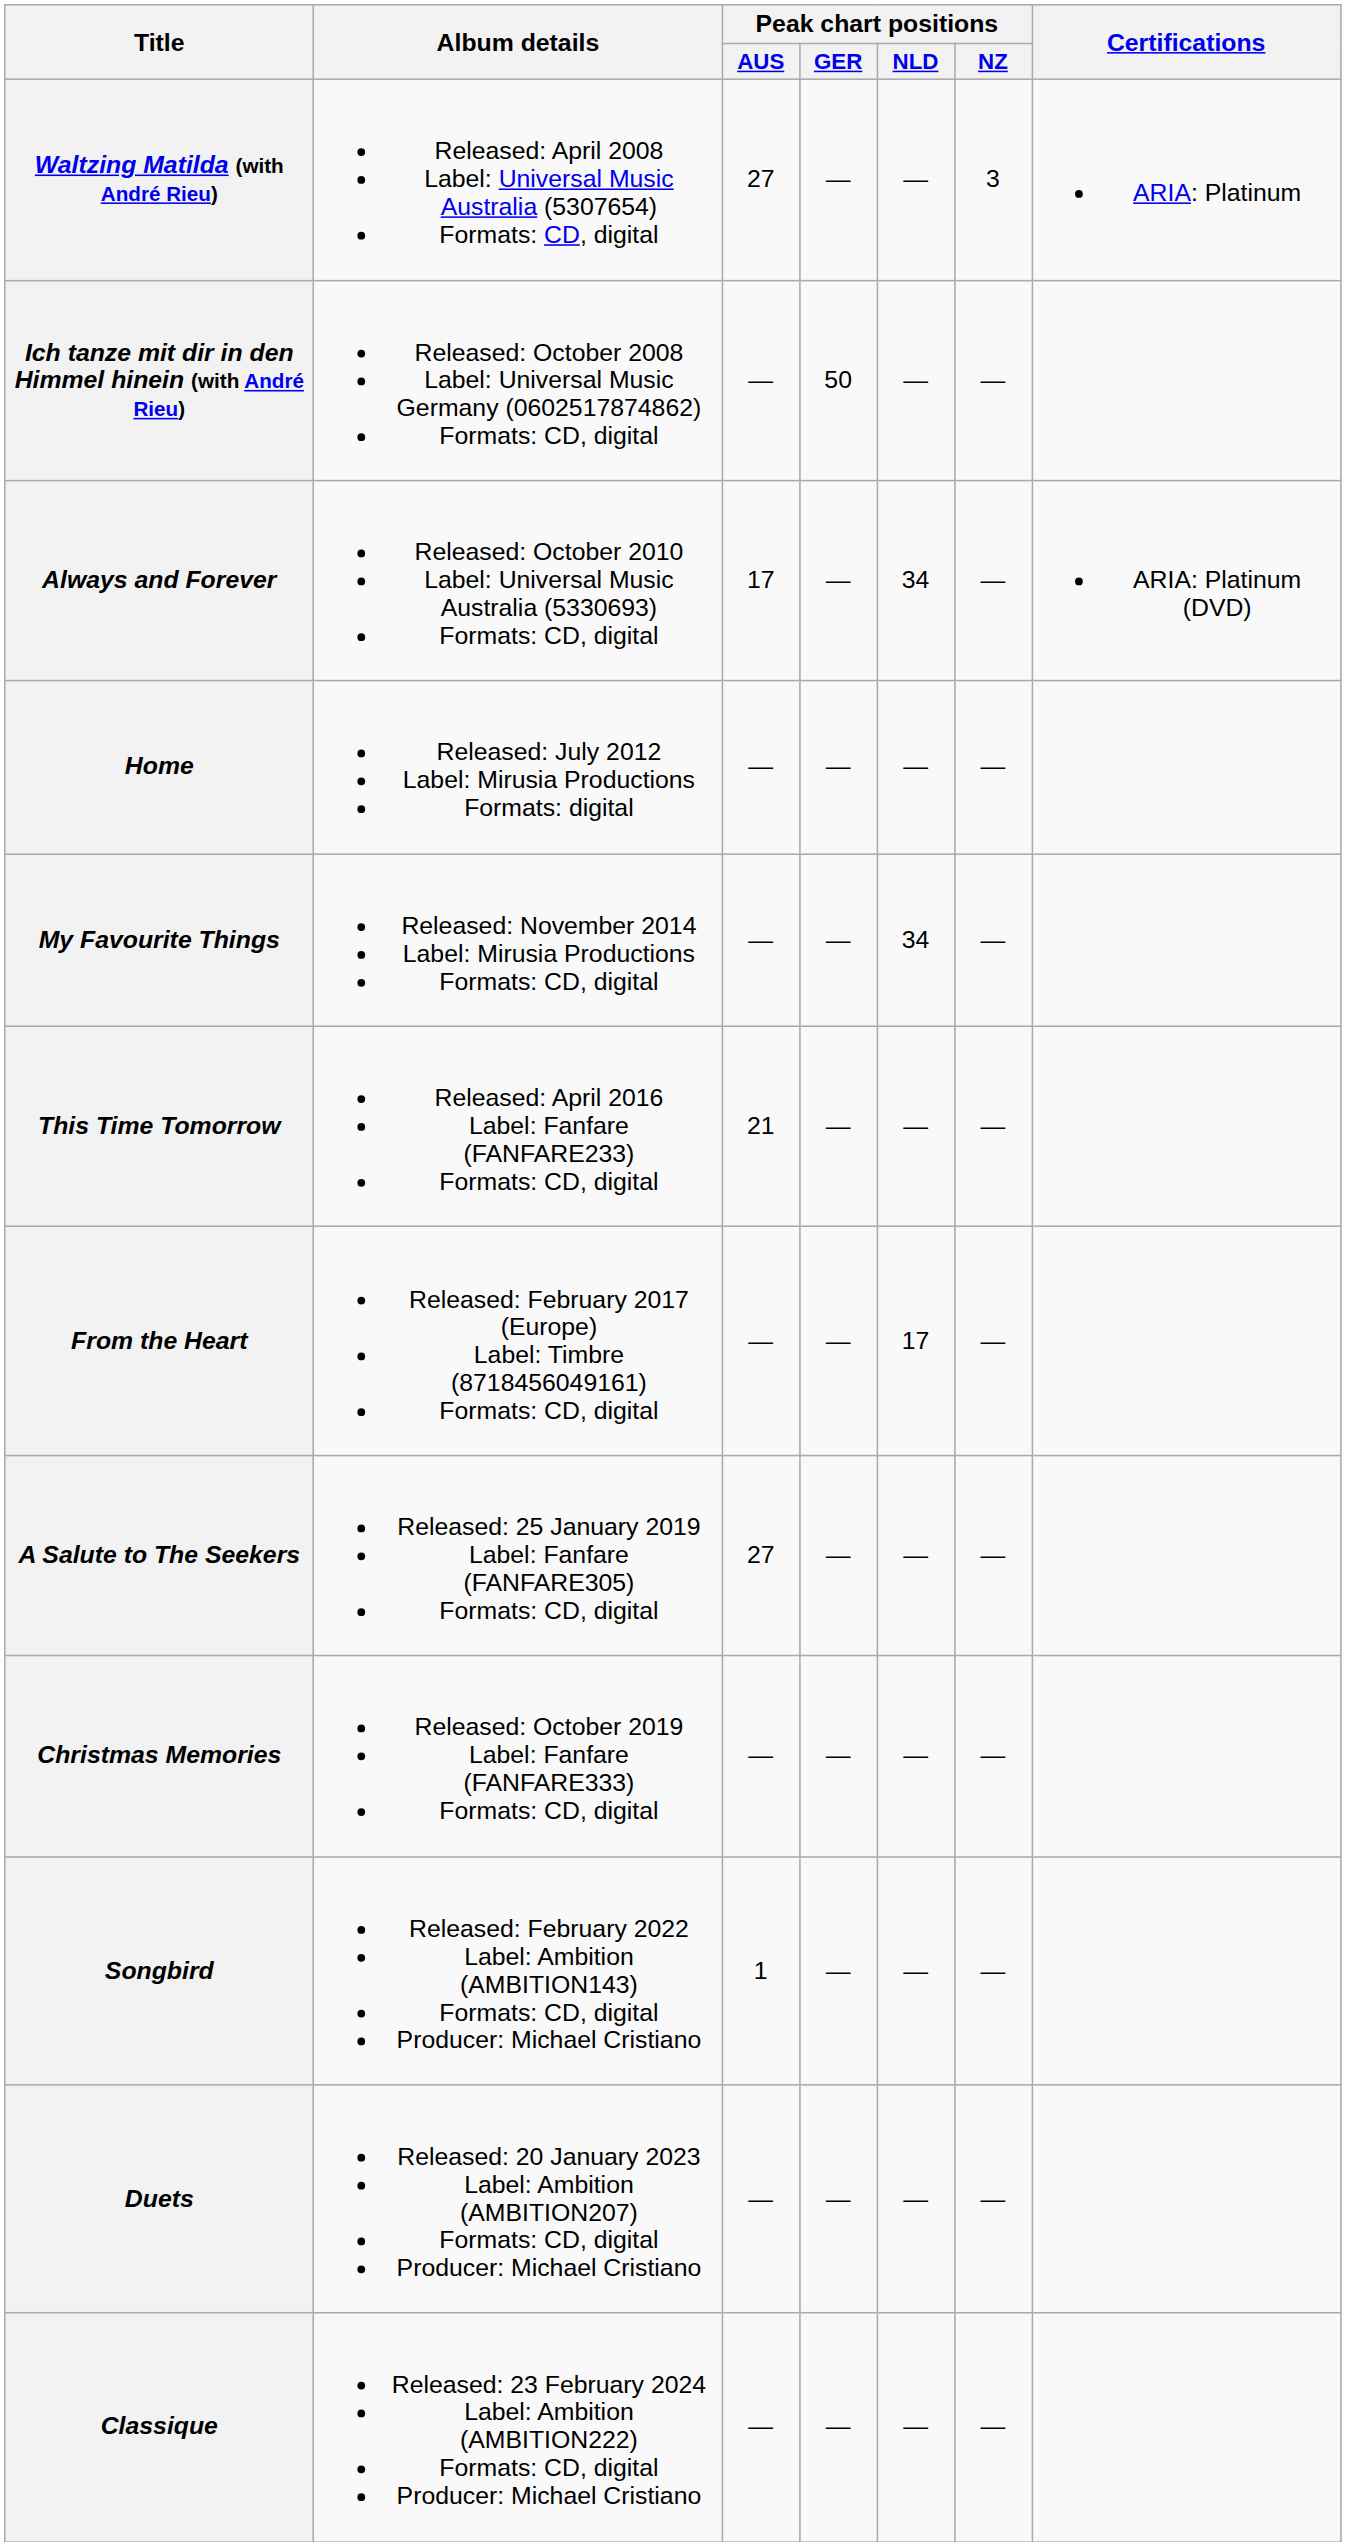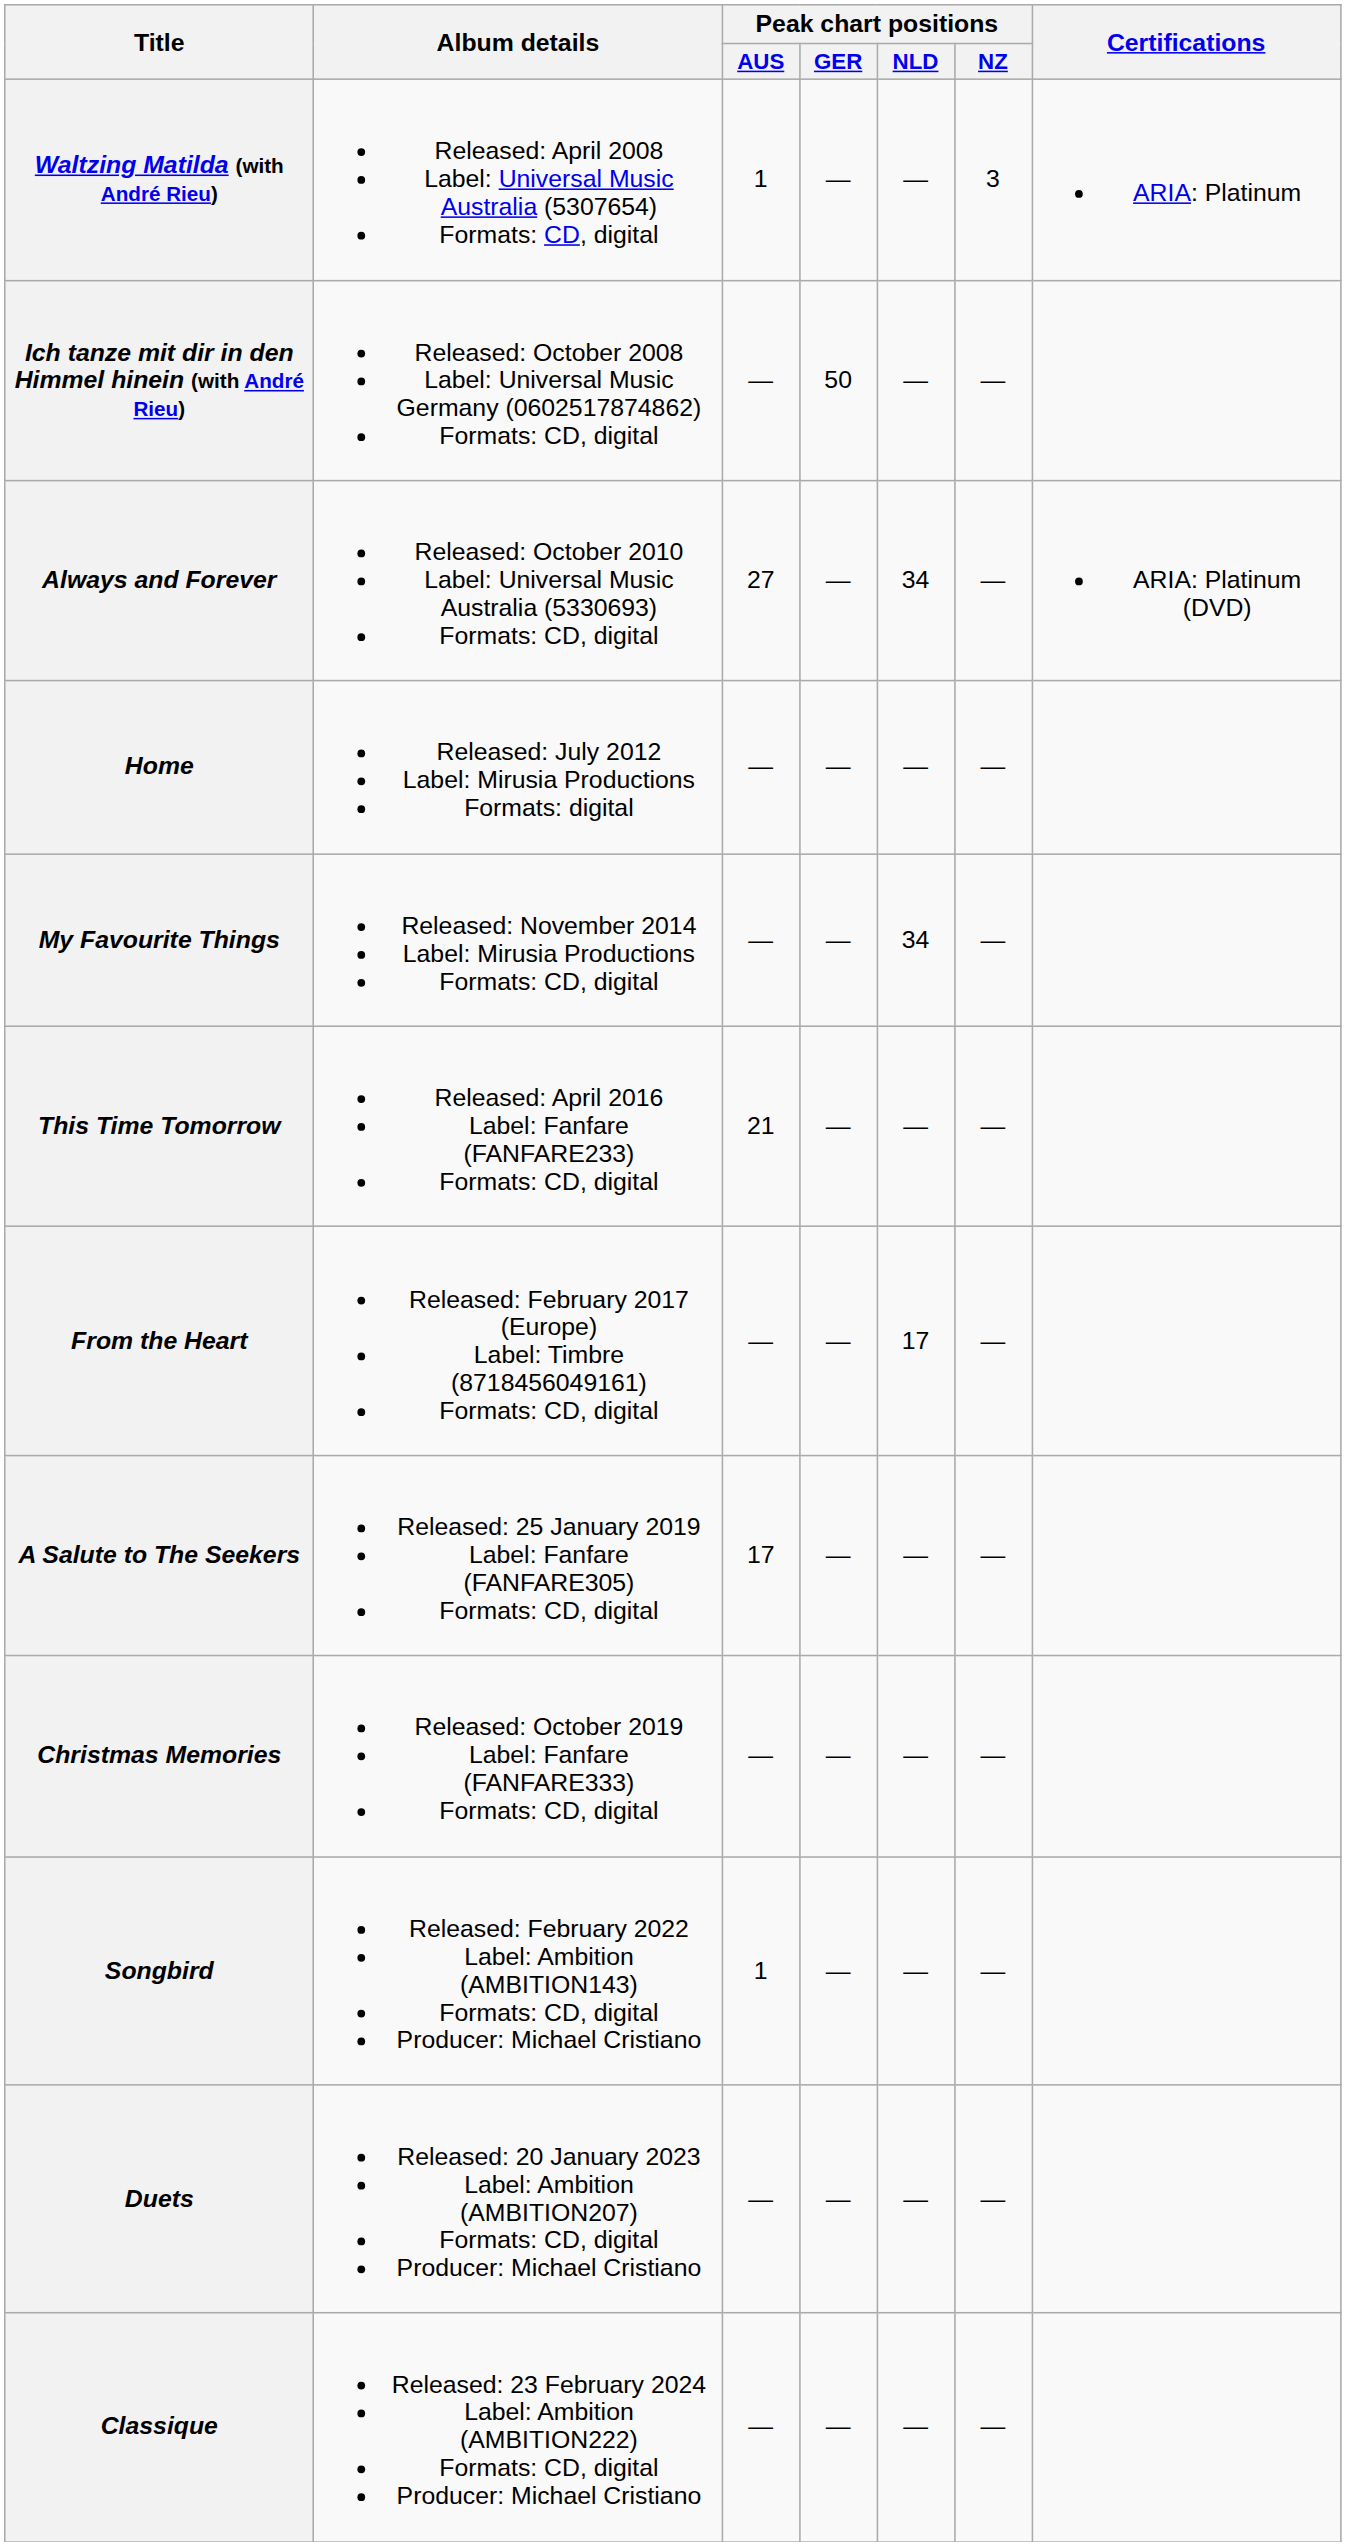(761, 179) 27 -> (761, 179) 1
(761, 580) 17 -> (761, 580) 27
(761, 1555) 27 -> (761, 1555) 17
